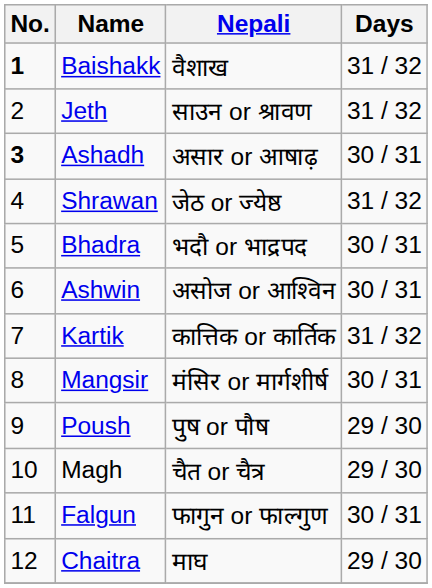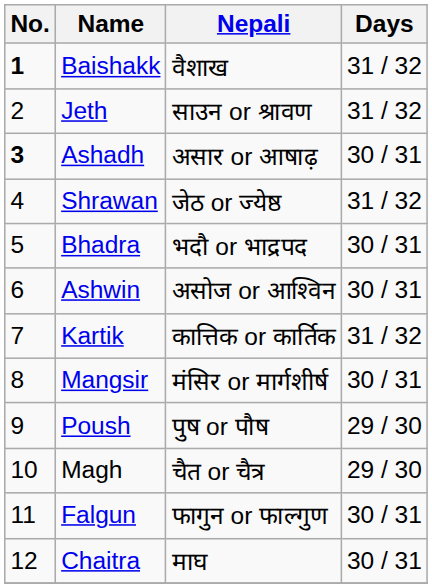(384, 560) 29 / 30 -> (384, 560) 30 / 31
